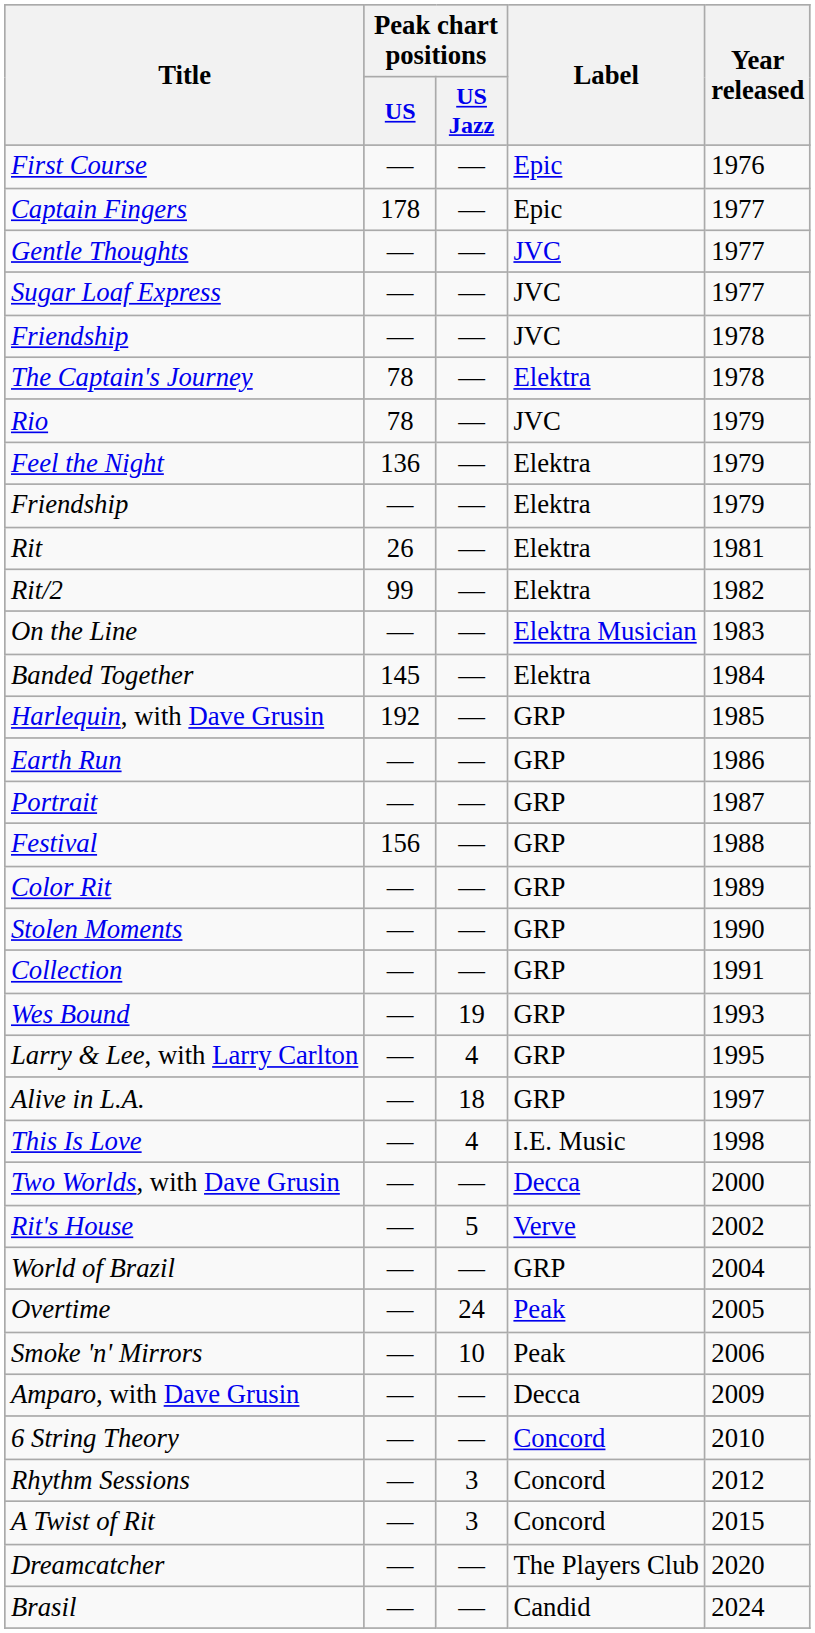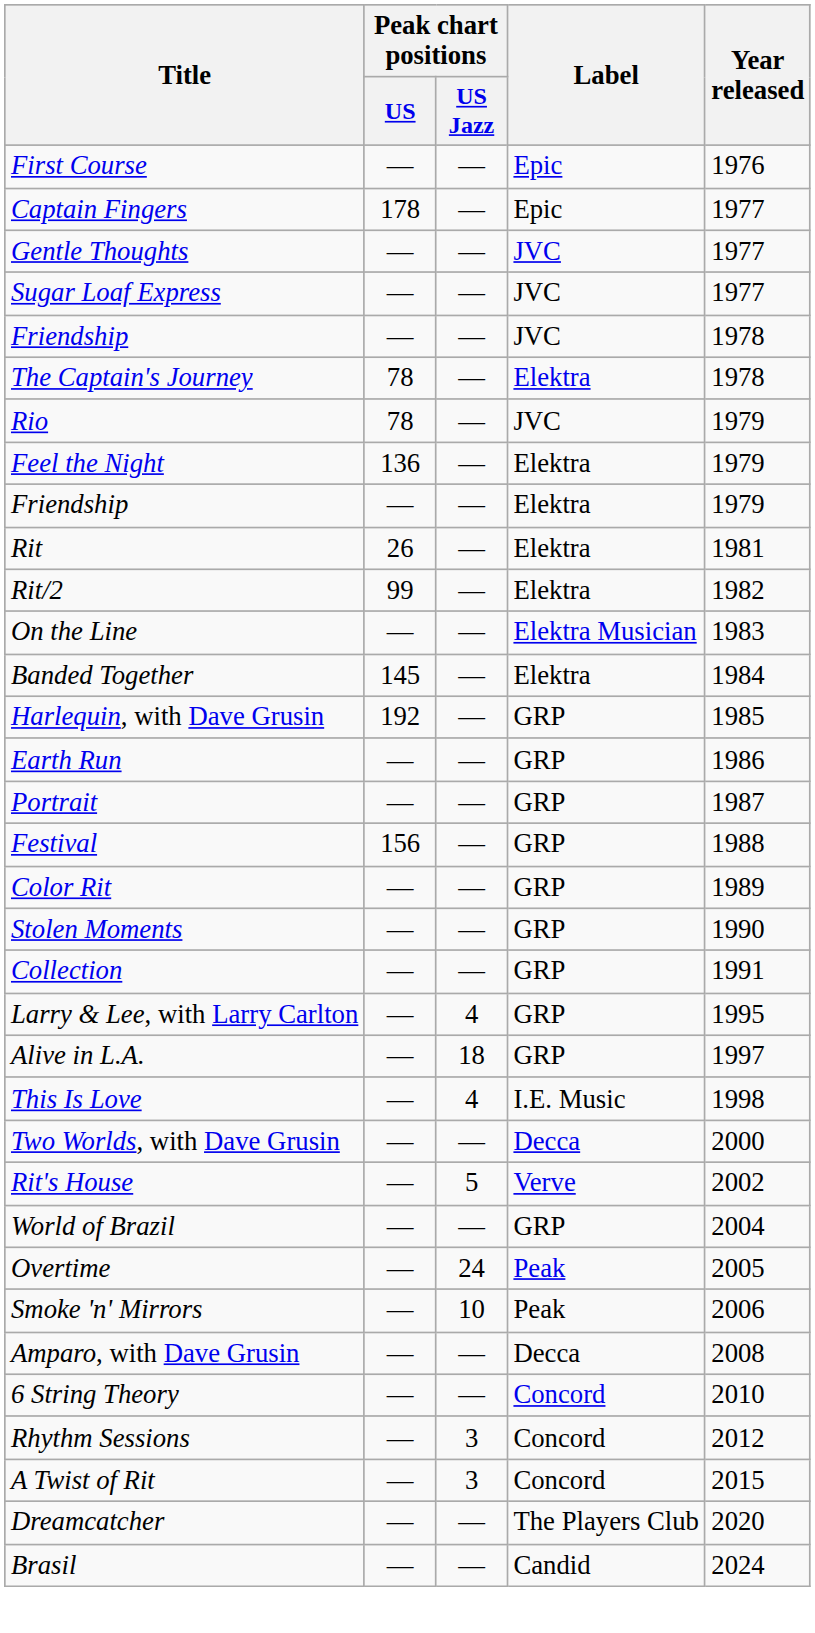- row: (70, 1013)
(738, 1395) 2009 -> (738, 1352) 2008
